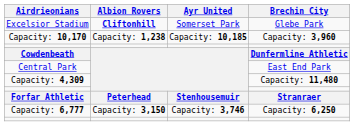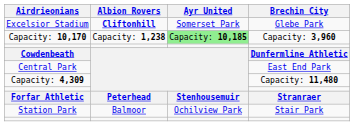(208, 37) no background -> (208, 37) lightgreen background
+ row: (47, 111)
- row: (47, 111)
